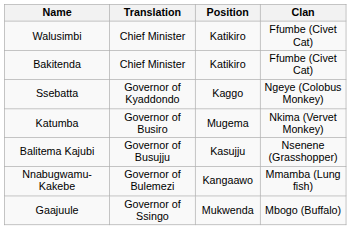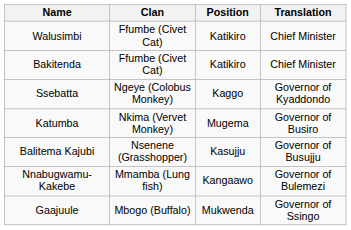columns swapped: (303, 13) <-> (152, 13)
